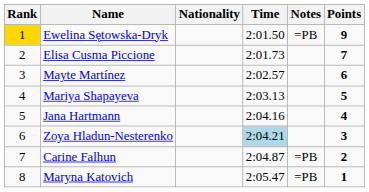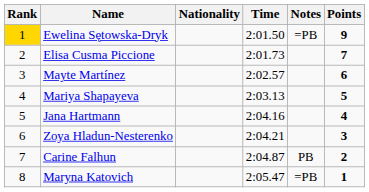(265, 136) lightblue background -> (265, 136) no background
(306, 156) =PB -> (306, 156) PB
